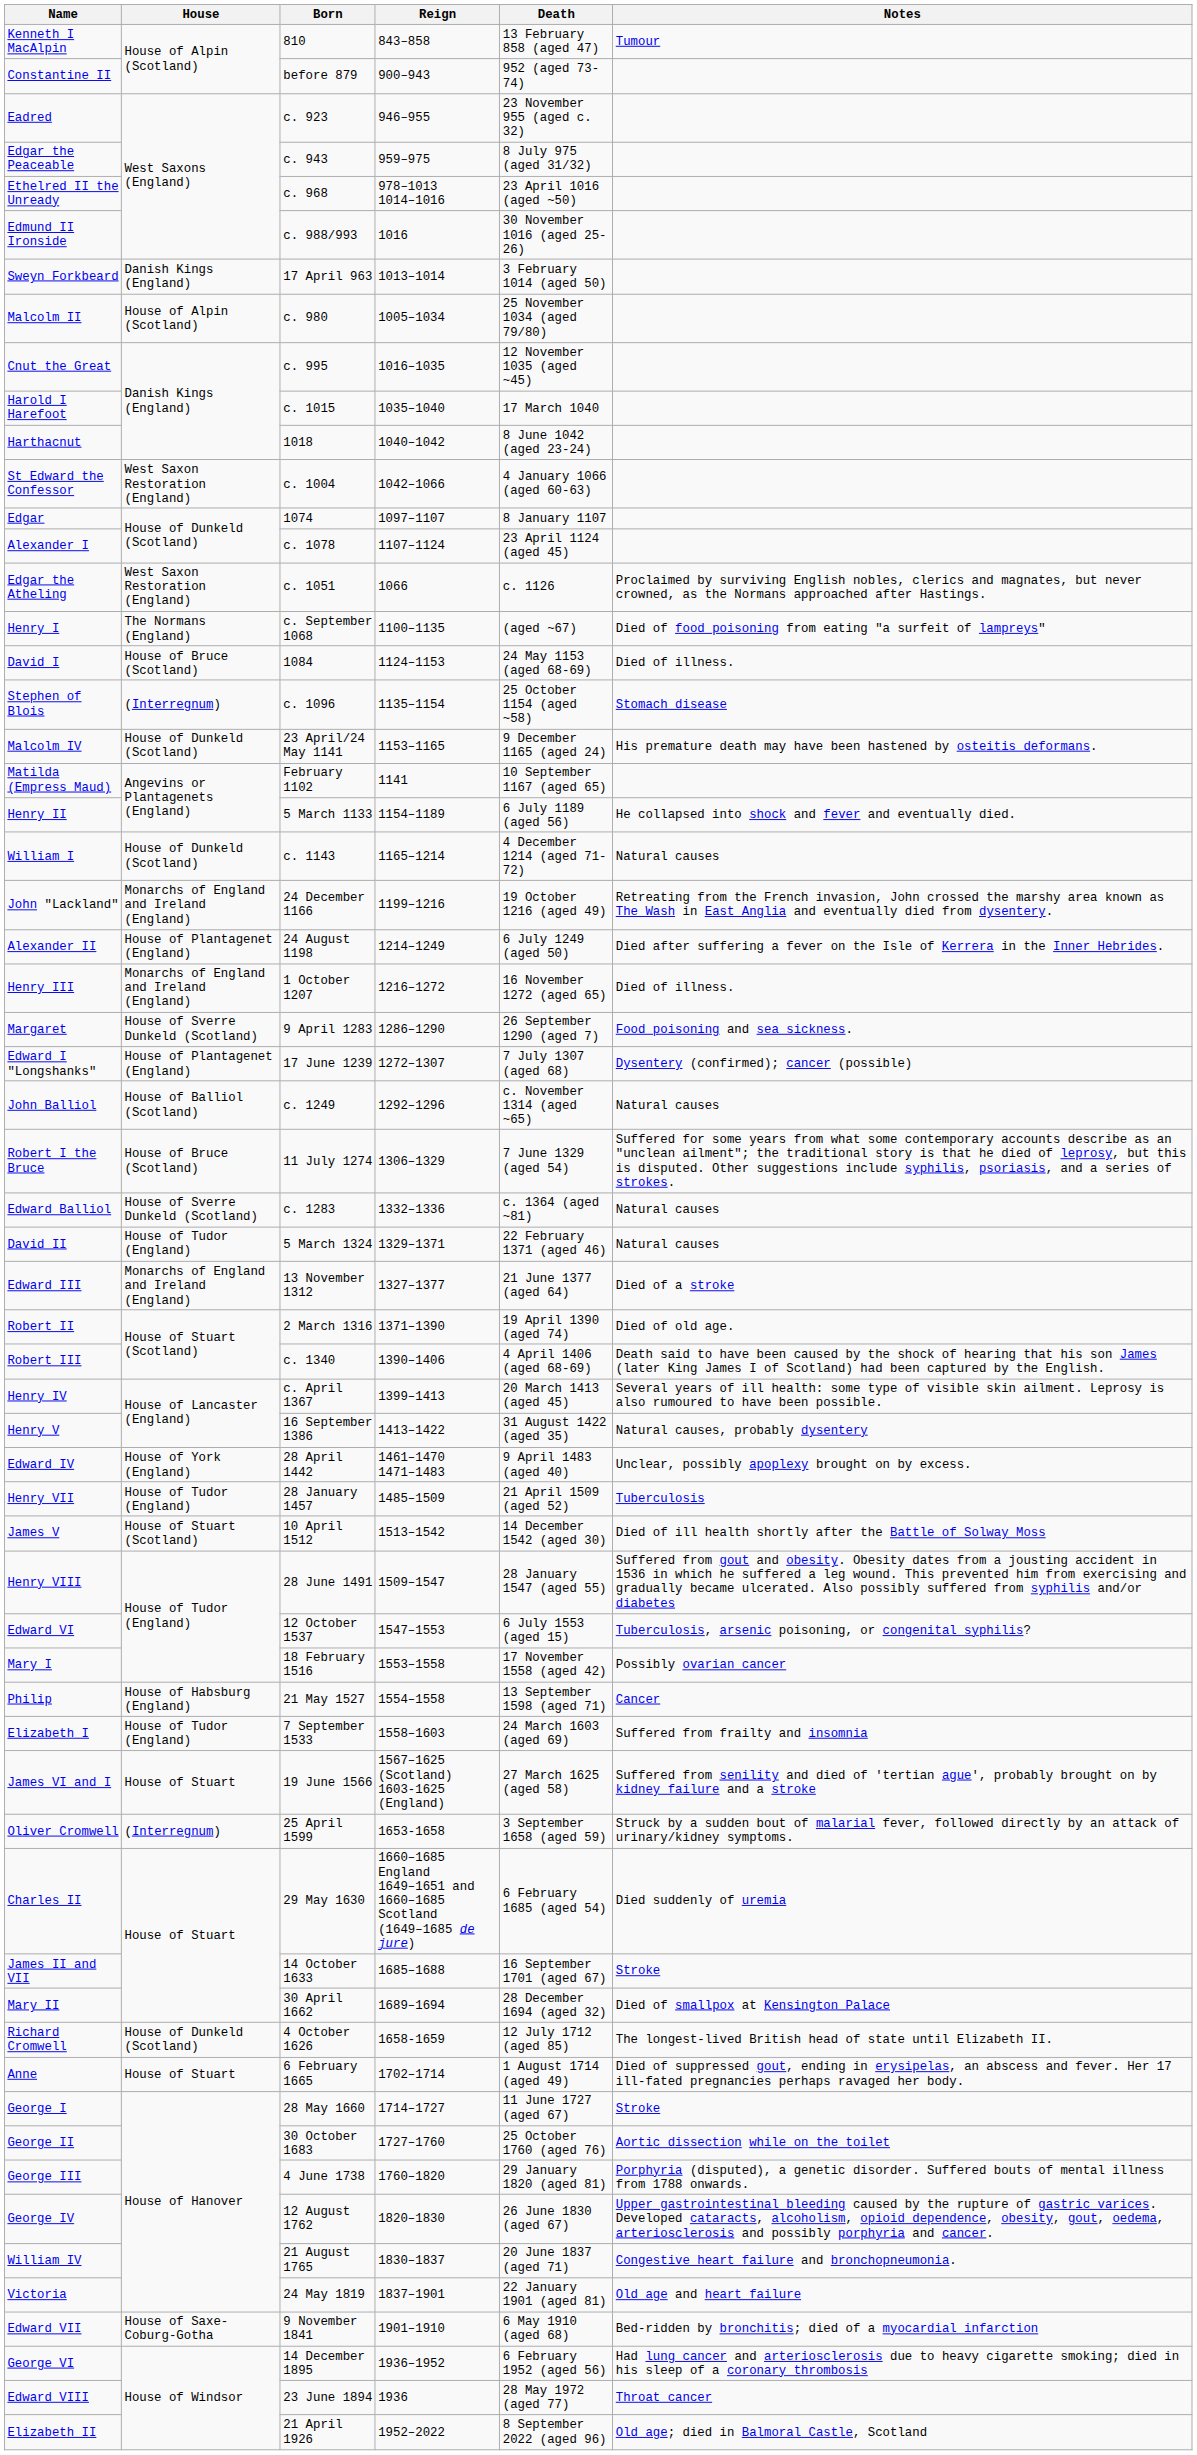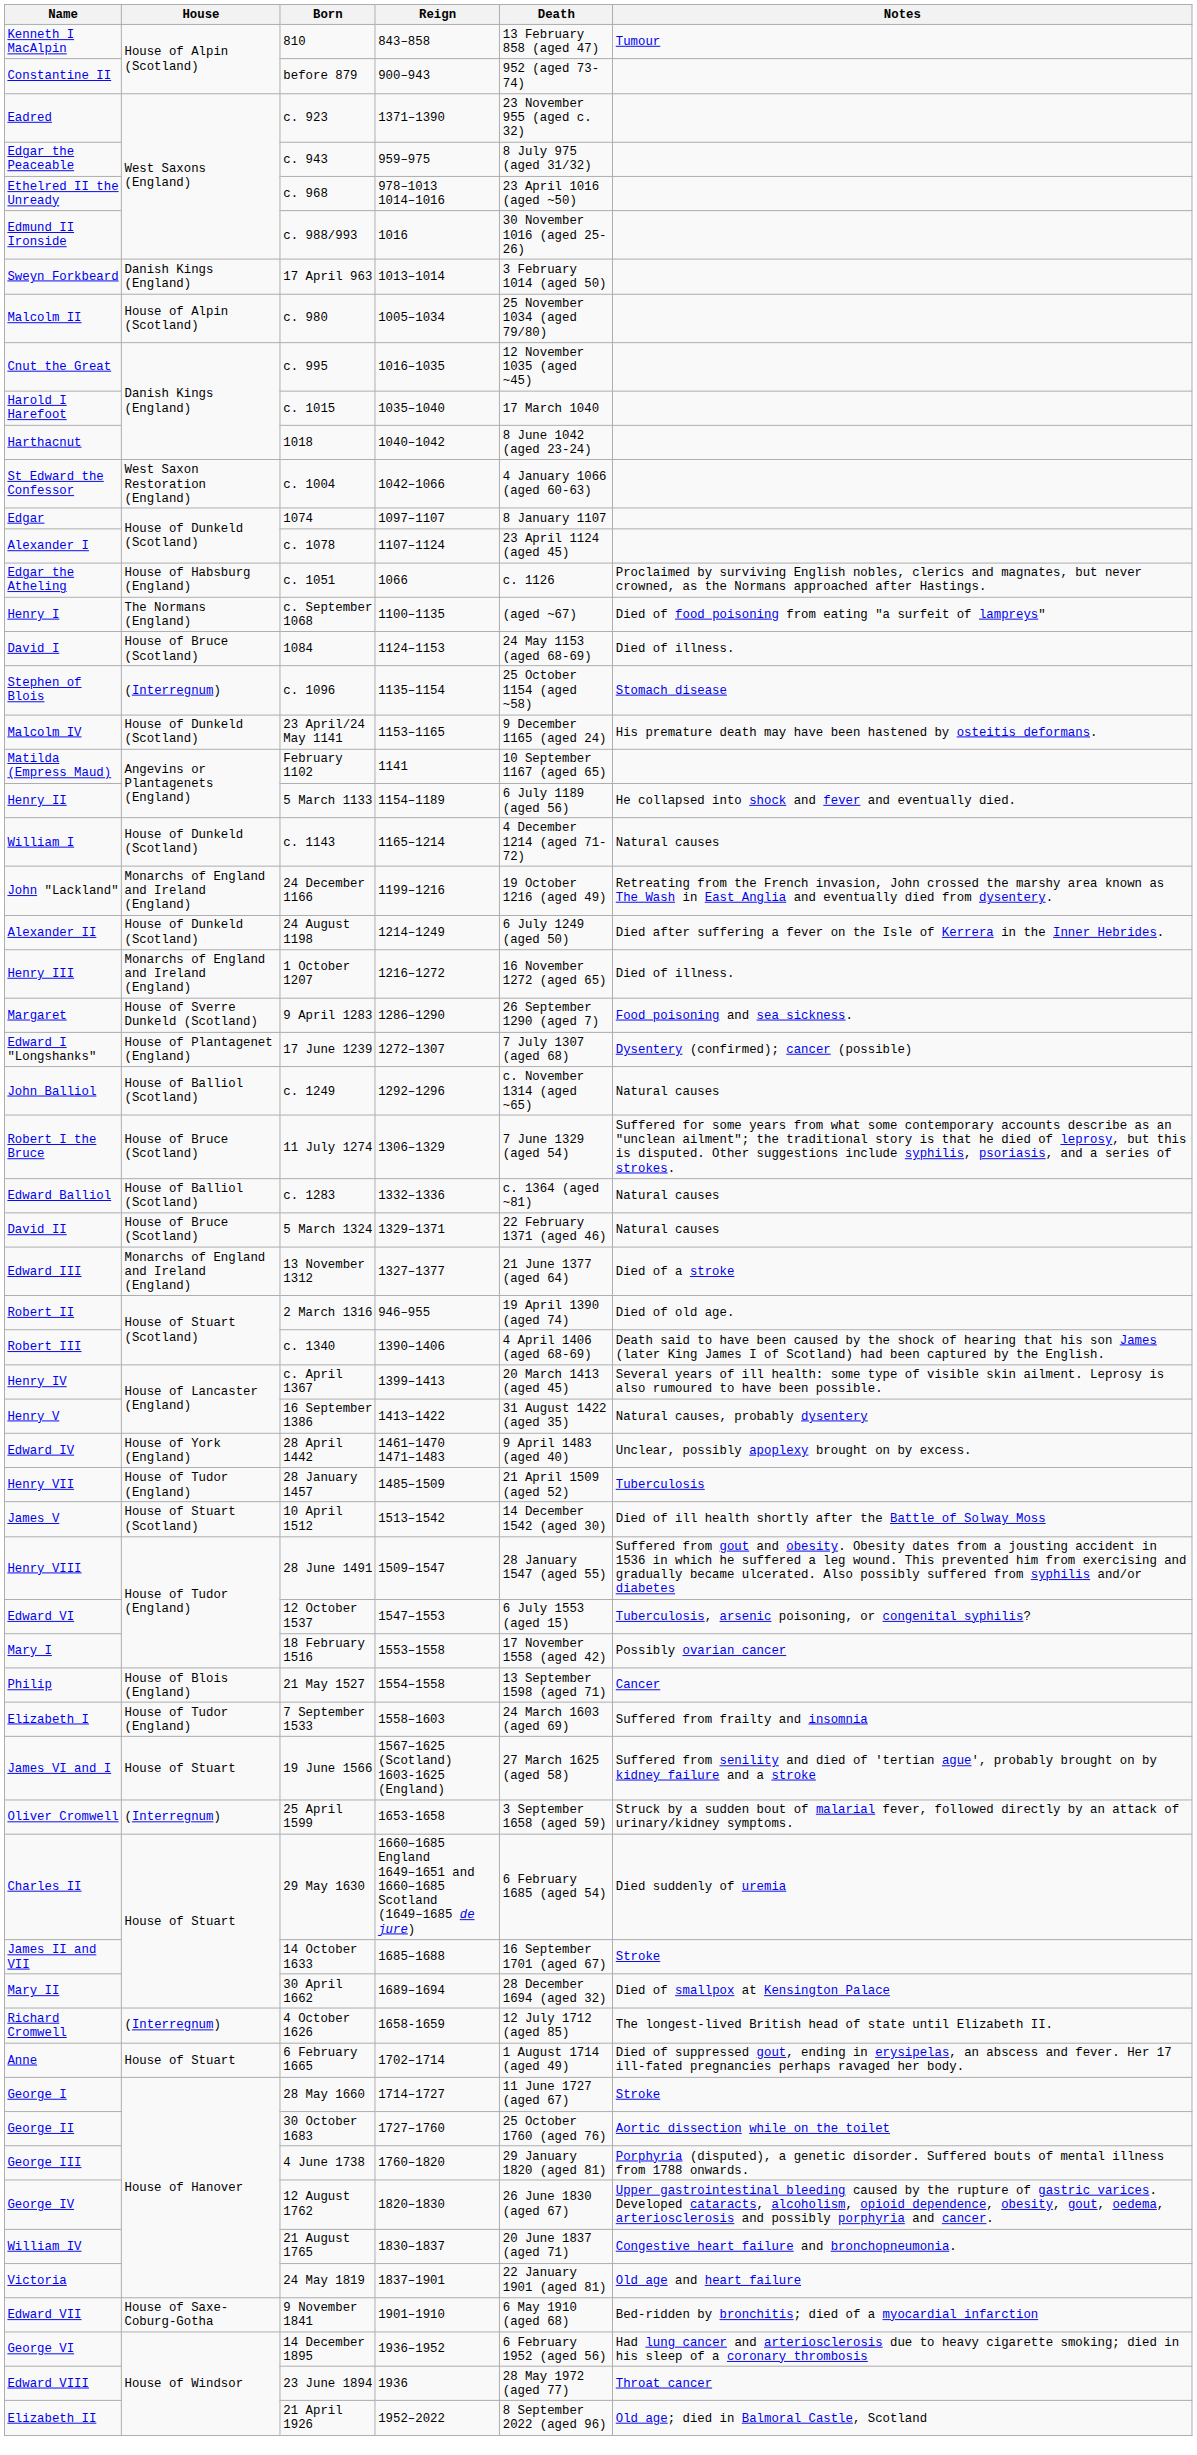(404, 118) 946–955 -> (412, 118) 1371–1390
(165, 587) West Saxon Restoration (England) -> (187, 580) House of Habsburg (England)
(199, 946) House of Plantagenet (England) -> (184, 932) House of Dunkeld (Scotland)
(191, 1210) House of Sverre Dunkeld (Scotland) -> (184, 1196) House of Balliol (Scotland)
(176, 1244) House of Tudor (England) -> (176, 1230) House of Bruce (Scotland)
(412, 1327) 1371–1390 -> (404, 1313) 946–955
(187, 1699) House of Habsburg (England) -> (176, 1685) House of Blois (England)
(184, 2040) House of Dunkeld (Scotland) -> (173, 2026) (Interregnum)
